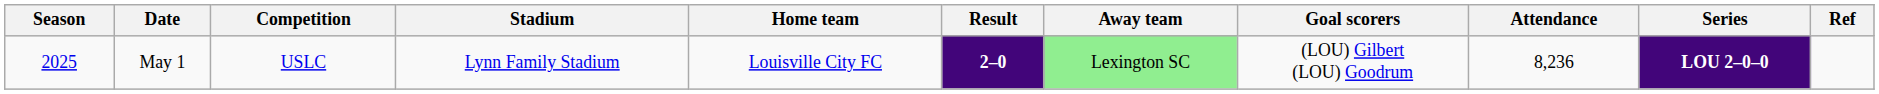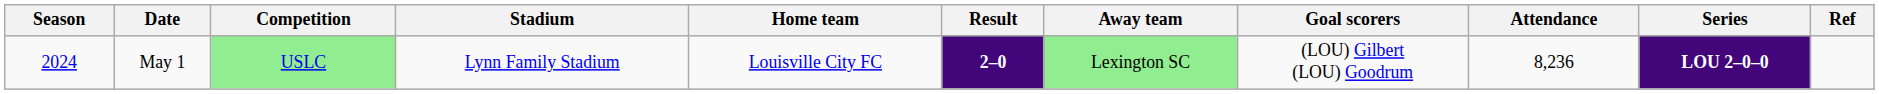(59, 61) 2025 -> (59, 61) 2024
(303, 61) no background -> (303, 61) lightgreen background
